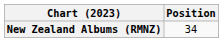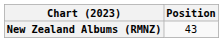(191, 30) 34 -> (191, 30) 43
